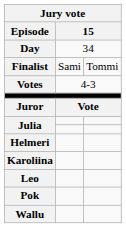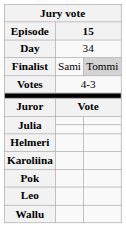(102, 66) no background -> (102, 66) lightgrey background
rows swapped: (30, 178) <-> (30, 196)
